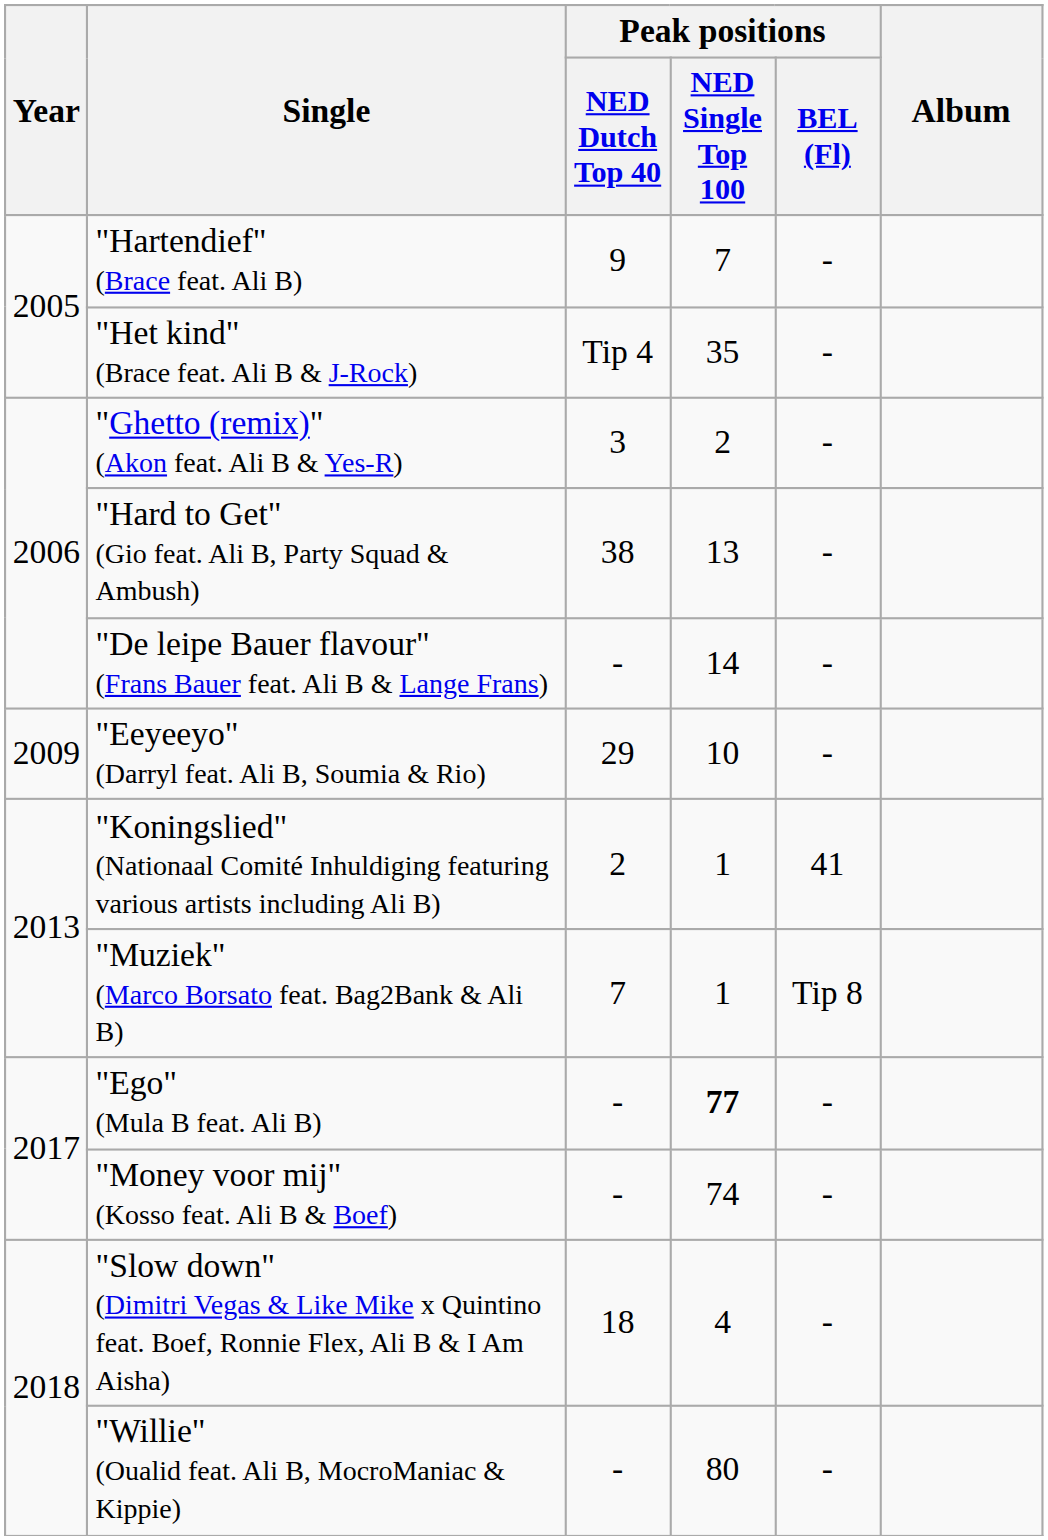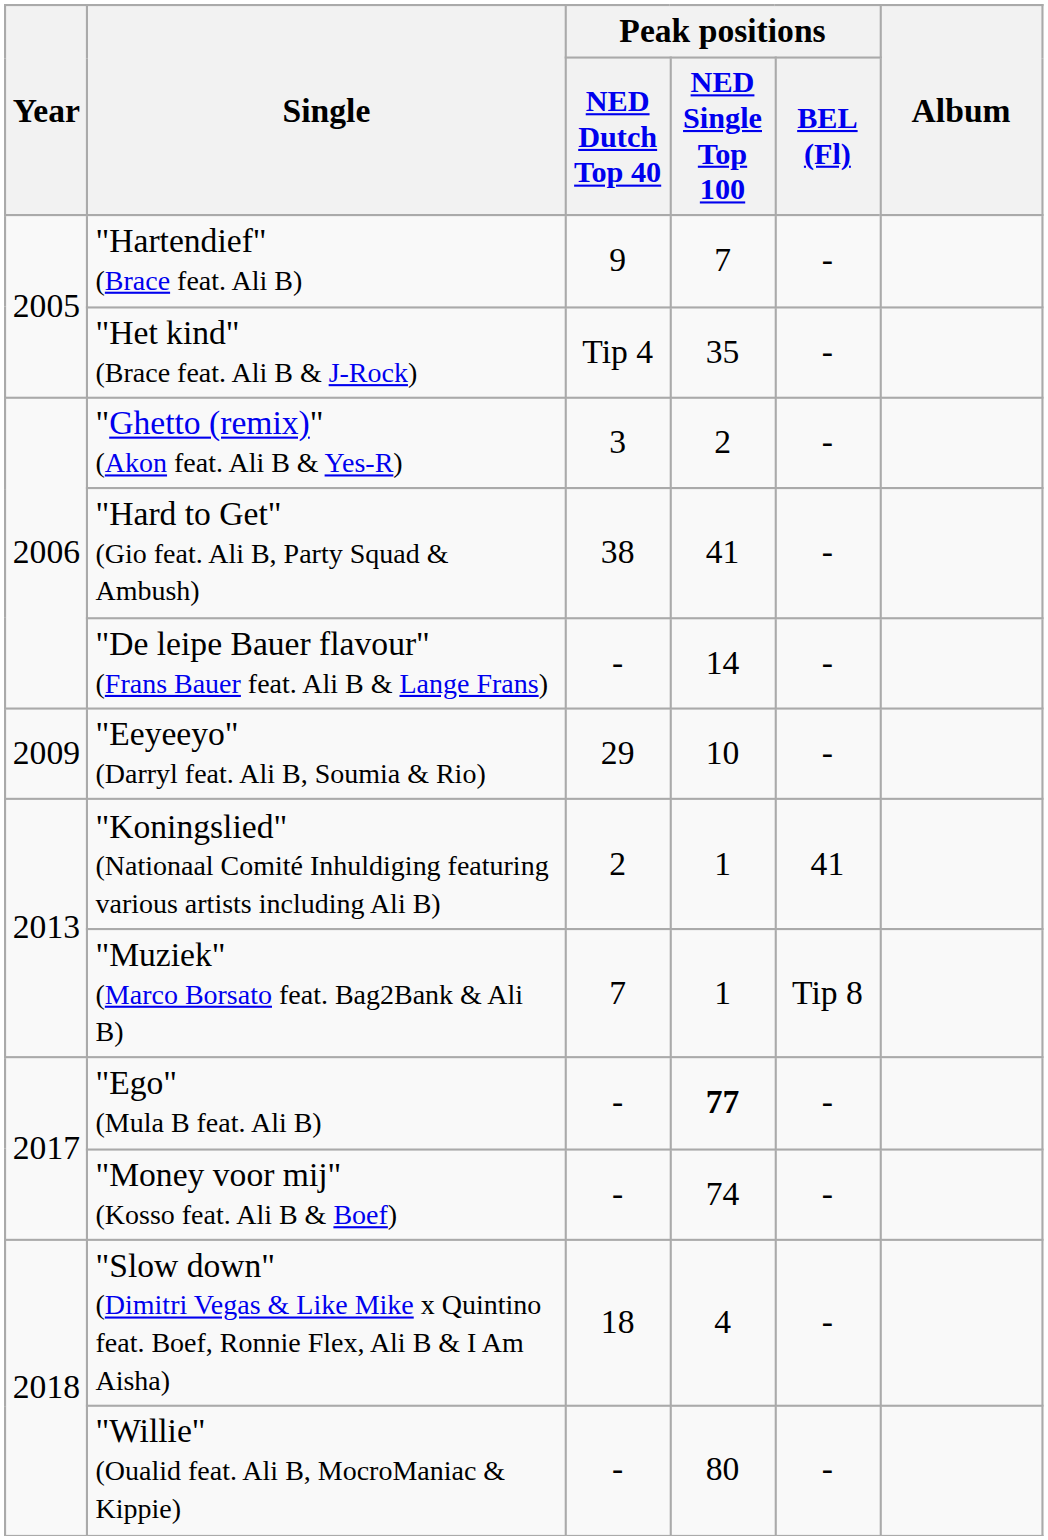(723, 552) 13 -> (723, 552) 41
